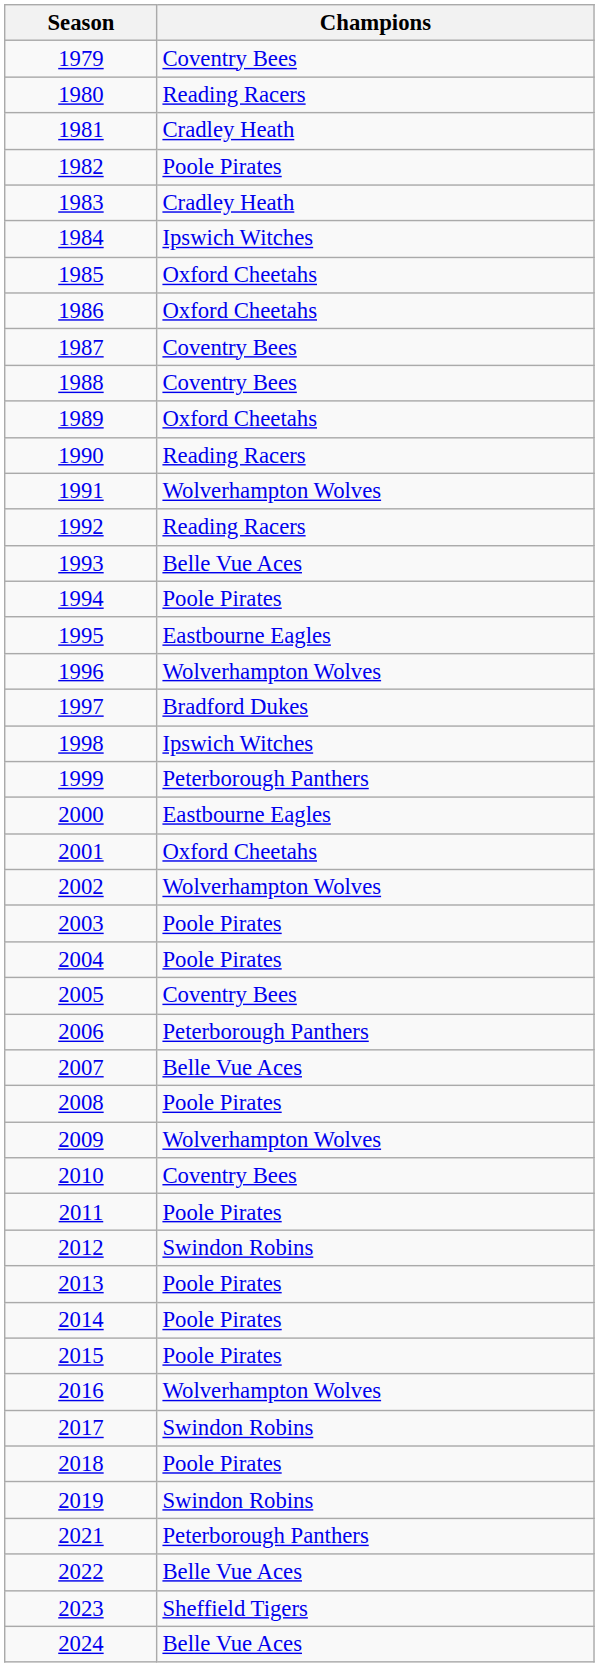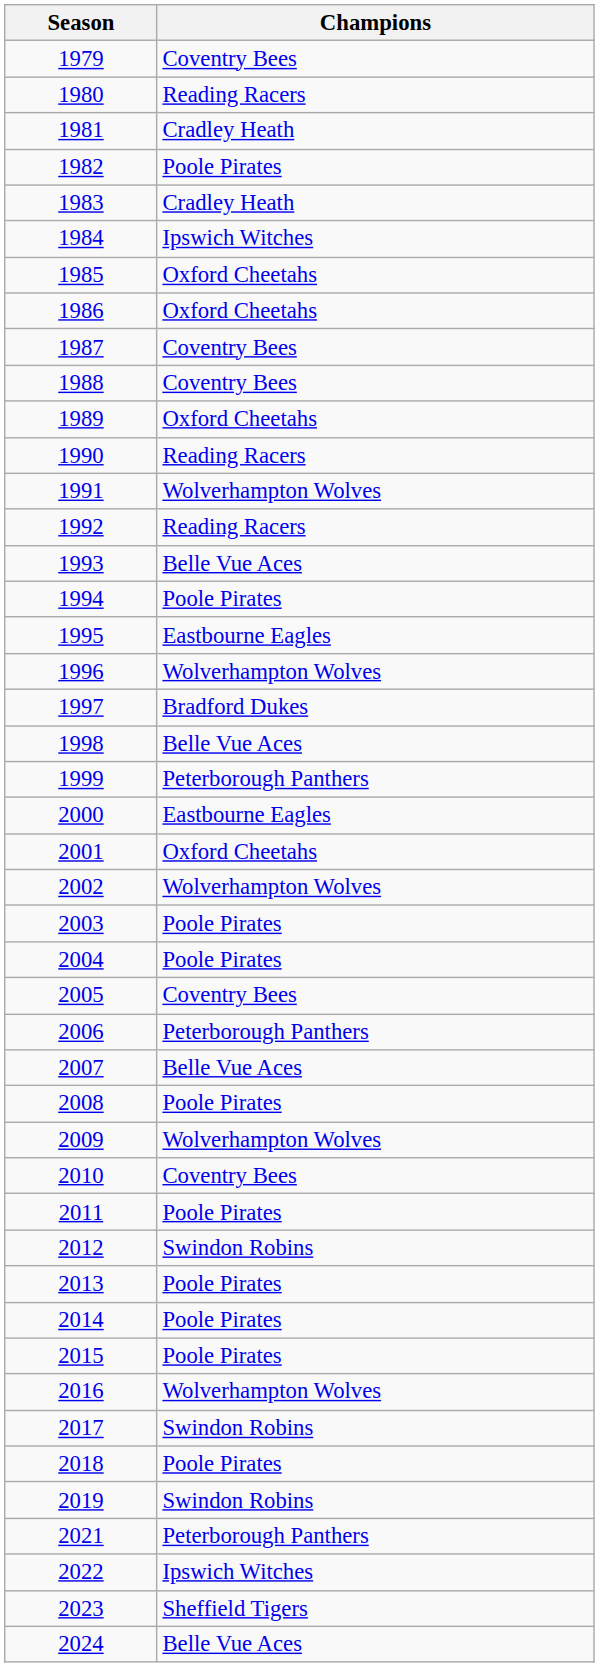(238, 743) Ipswich Witches -> (232, 743) Belle Vue Aces
(232, 1571) Belle Vue Aces -> (238, 1571) Ipswich Witches
